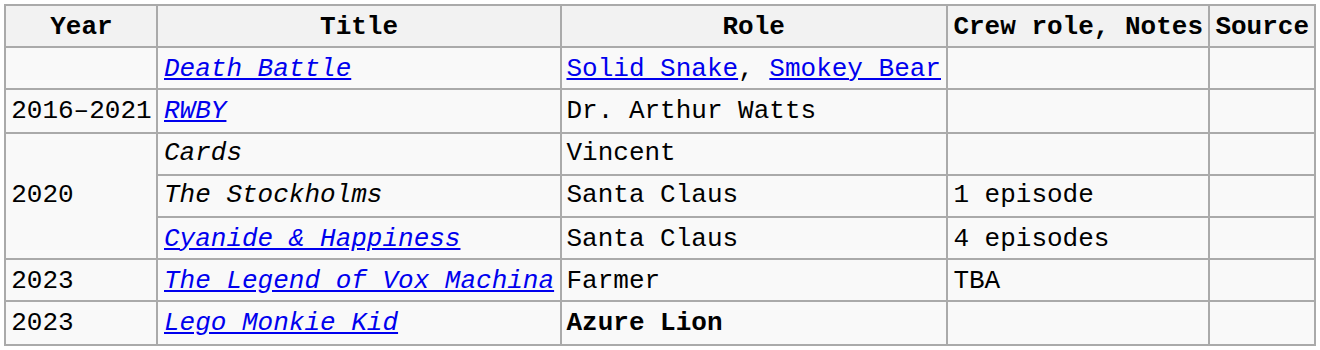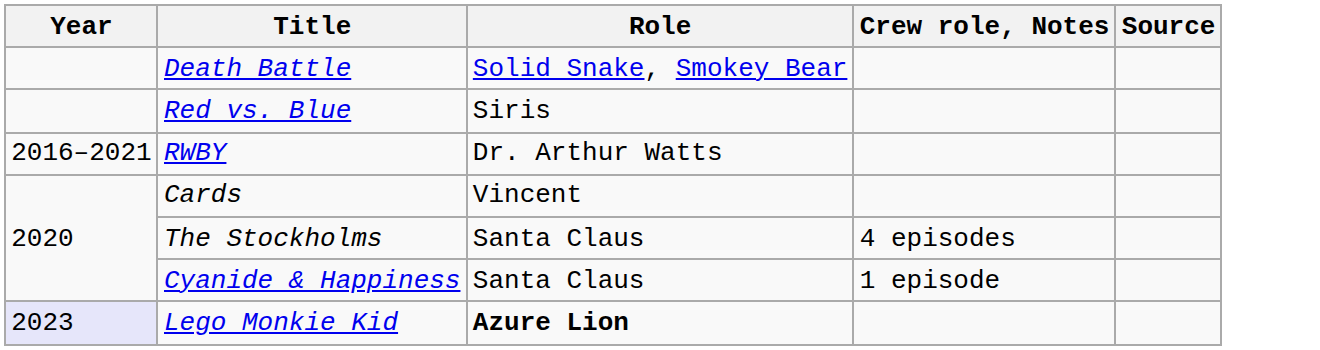+ row: (258, 111)
(1024, 196) 1 episode -> (938, 238) 4 episodes
(1031, 238) 4 episodes -> (930, 280) 1 episode
- row: (359, 280)
(42, 323) no background -> (42, 323) lavender background
